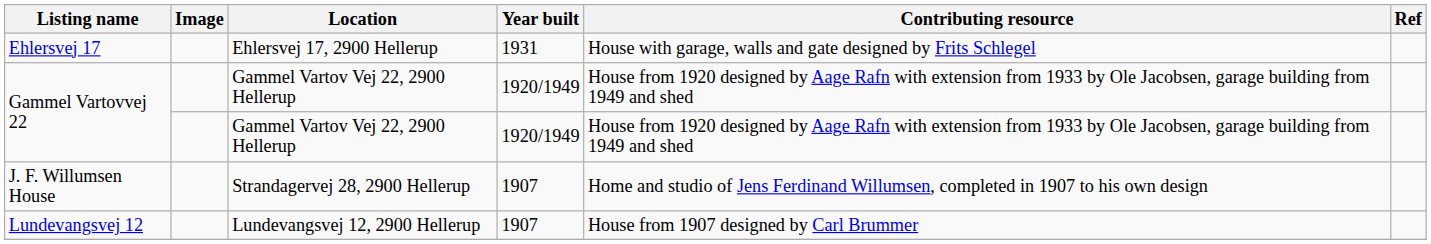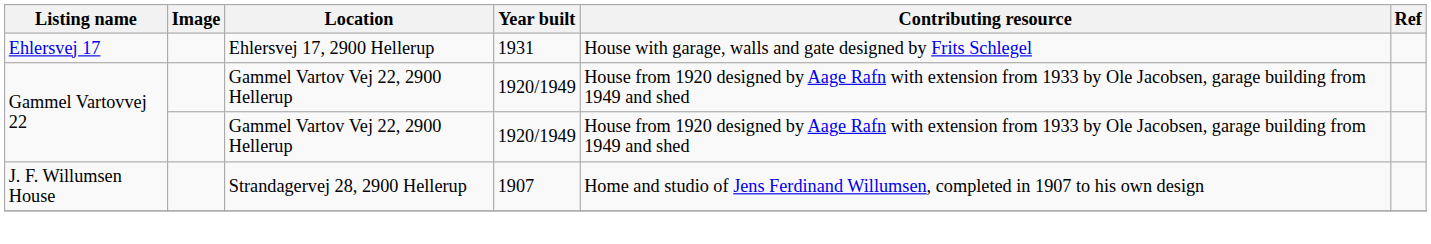- row: (76, 225)
